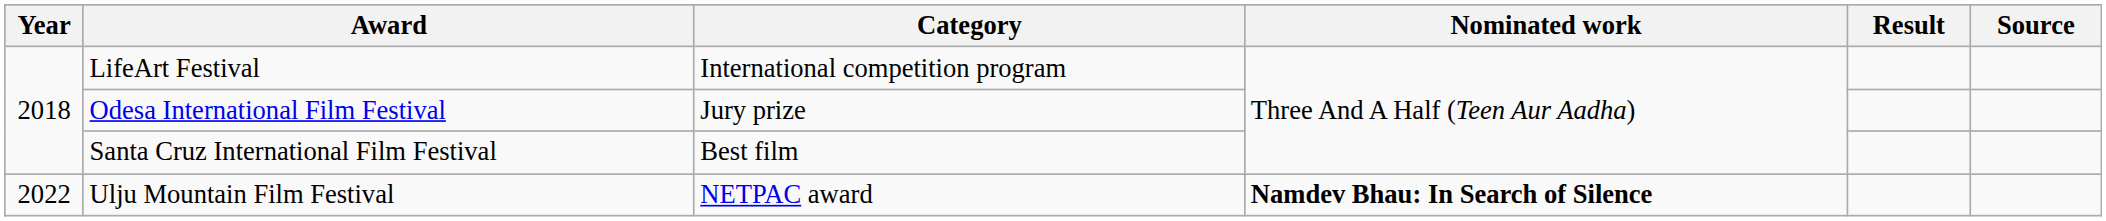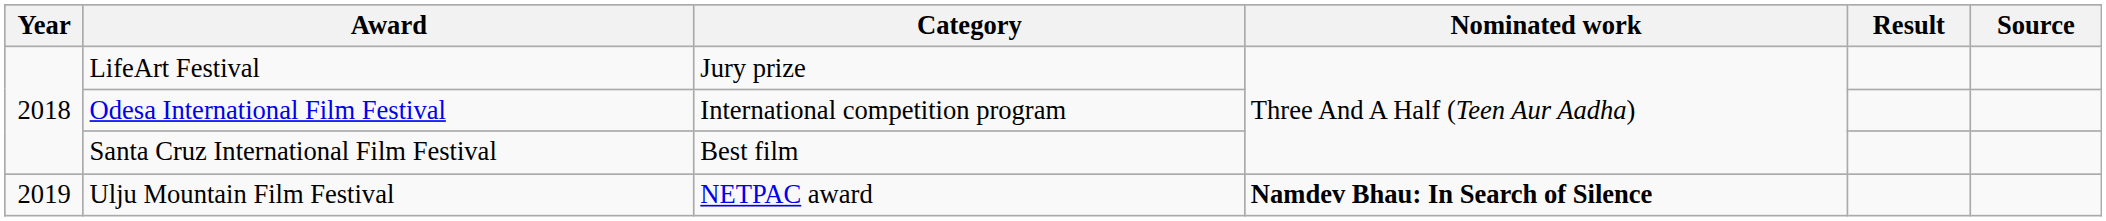(883, 67) International competition program -> (753, 67) Jury prize
(753, 109) Jury prize -> (883, 109) International competition program
(44, 194) 2022 -> (44, 194) 2019
